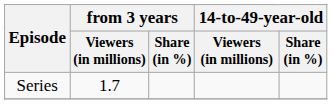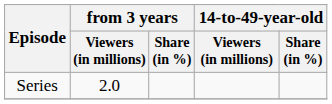(110, 85) 1.7 -> (110, 85) 2.0
